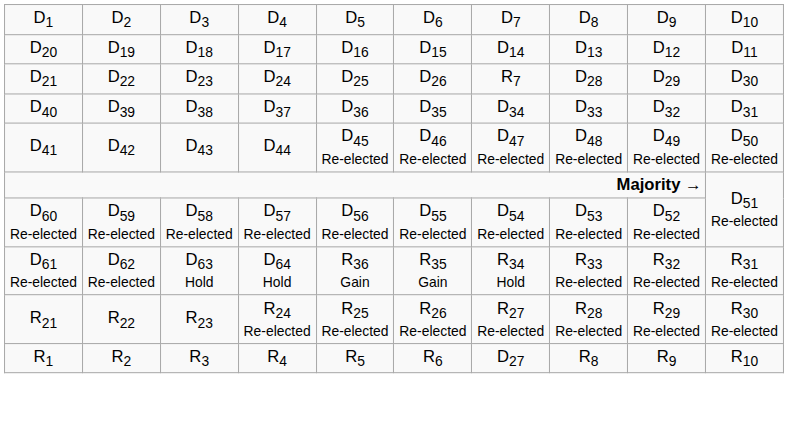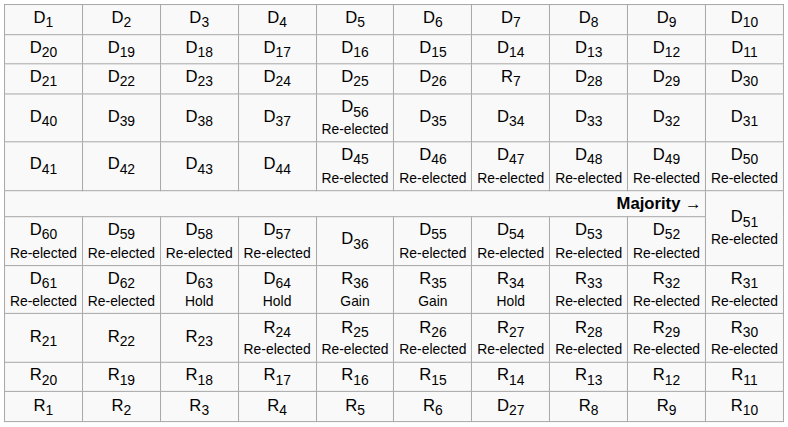(355, 108) D36 -> (355, 117) D56 Re-elected
(355, 222) D56 Re-elected -> (355, 241) D36
+ row: (43, 377)
